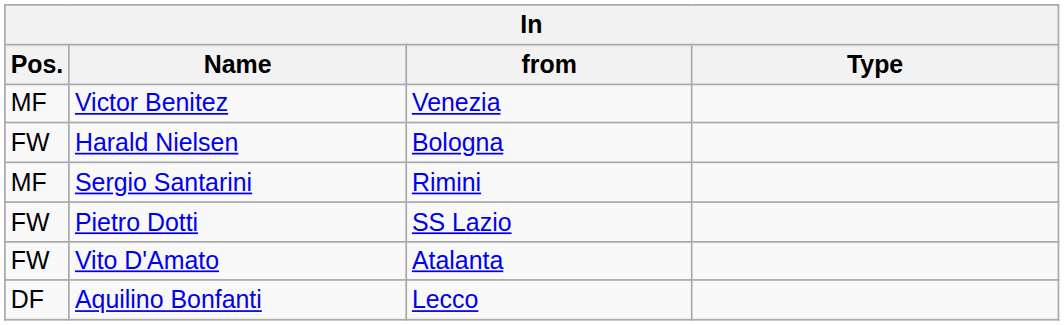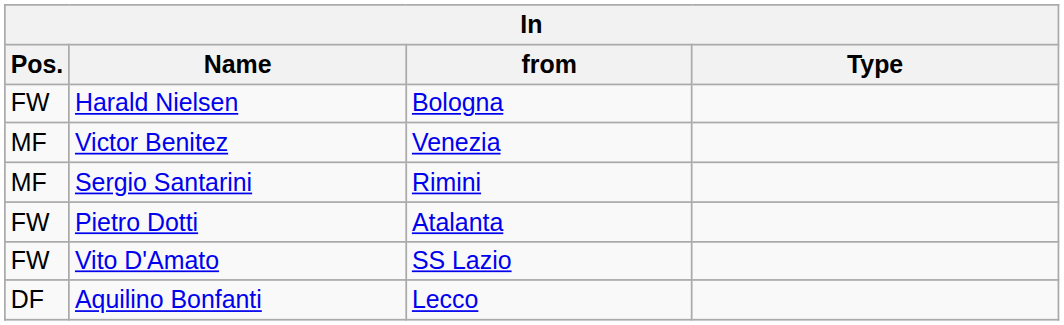rows swapped: (157, 143) <-> (152, 104)
(462, 222) SS Lazio -> (458, 222) Atalanta
(458, 261) Atalanta -> (462, 261) SS Lazio
